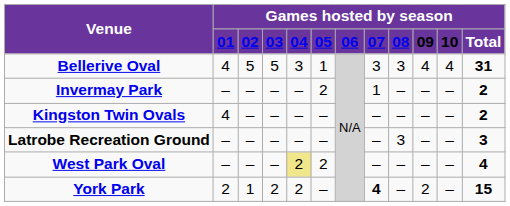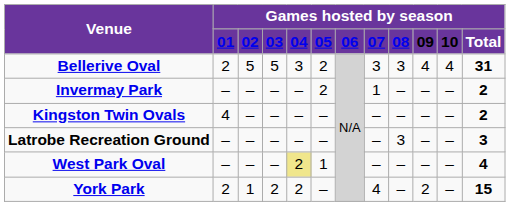(226, 66) 4 -> (226, 66) 2
(323, 66) 1 -> (323, 66) 2
(323, 164) 2 -> (323, 164) 1
(376, 189) bold -> (376, 189) normal
